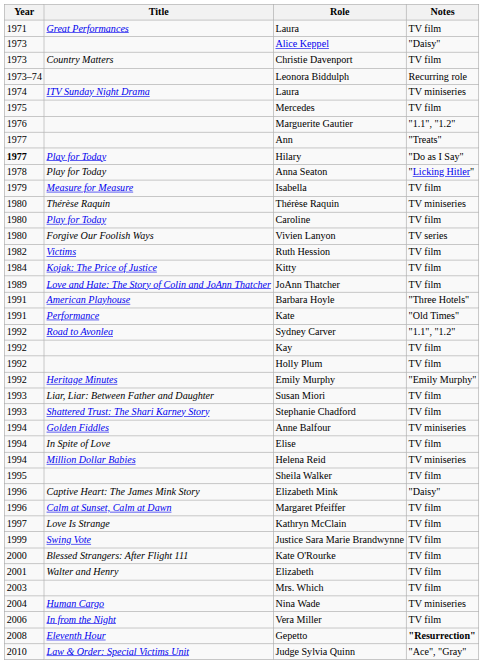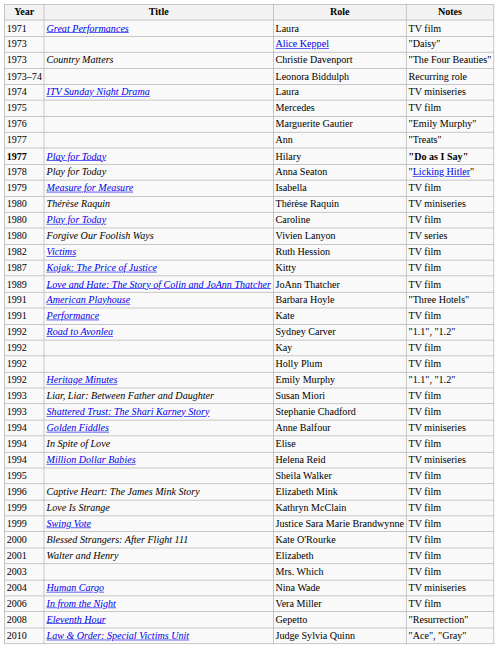(425, 60) TV film -> (450, 60) "The Four Beauties"
(432, 124) "1.1", "1.2" -> (443, 124) "Emily Murphy"
(436, 156) normal -> (438, 156) bold
(17, 268) 1984 -> (17, 268) 1987
(434, 316) "Old Times" -> (425, 316) TV film
(443, 380) "Emily Murphy" -> (432, 380) "1.1", "1.2"
(424, 492) "Daisy" -> (425, 492) TV film
- row: (109, 508)
(17, 524) 1997 -> (17, 508) 1999
(442, 635) bold -> (438, 619) normal
